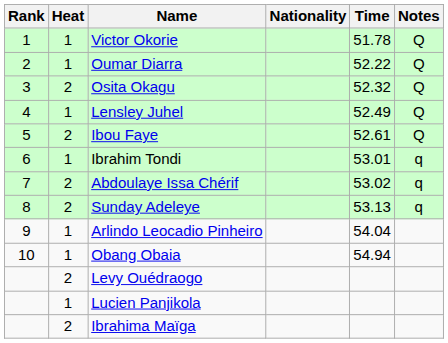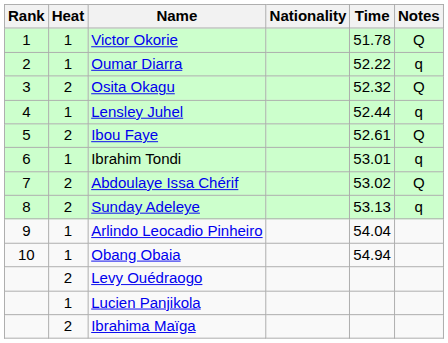(419, 64) Q -> (419, 64) q
(372, 111) 52.49 -> (372, 111) 52.44
(419, 111) Q -> (419, 111) q
(419, 183) q -> (419, 183) Q
